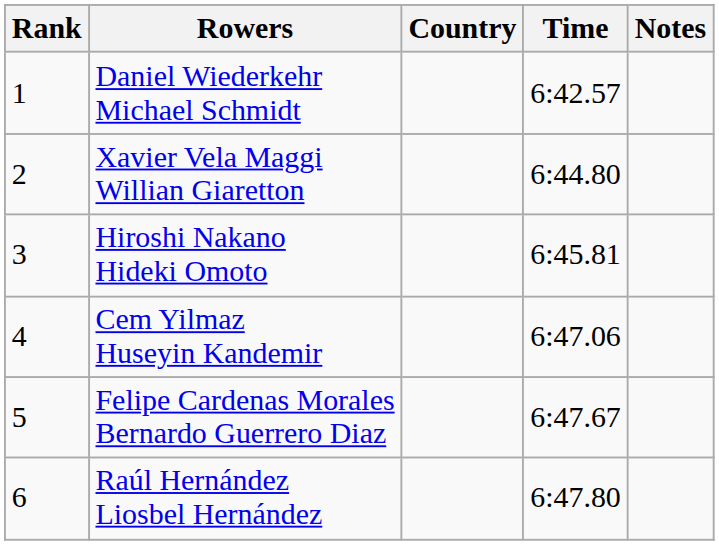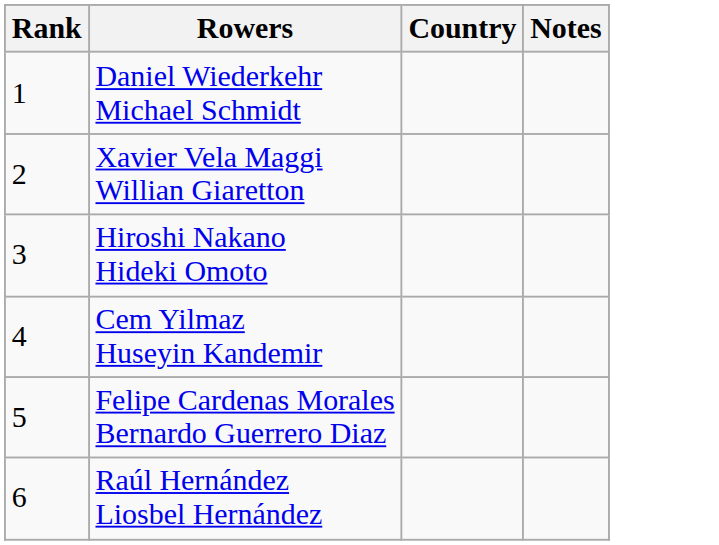- column: (576, 28)
